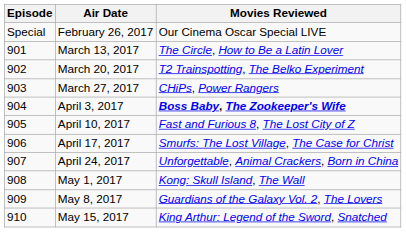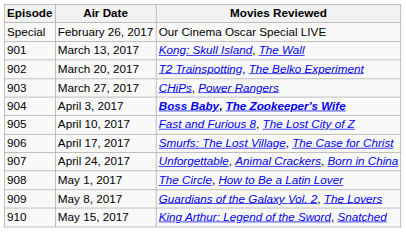(251, 50) The Circle, How to Be a Latin Lover -> (232, 50) Kong: Skull Island, The Wall
(232, 180) Kong: Skull Island, The Wall -> (251, 180) The Circle, How to Be a Latin Lover
